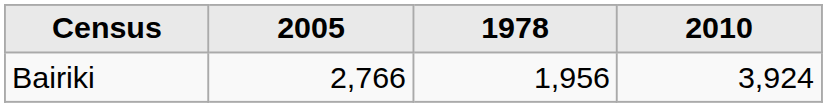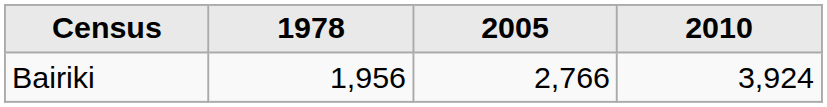columns swapped: (515, 28) <-> (311, 28)
